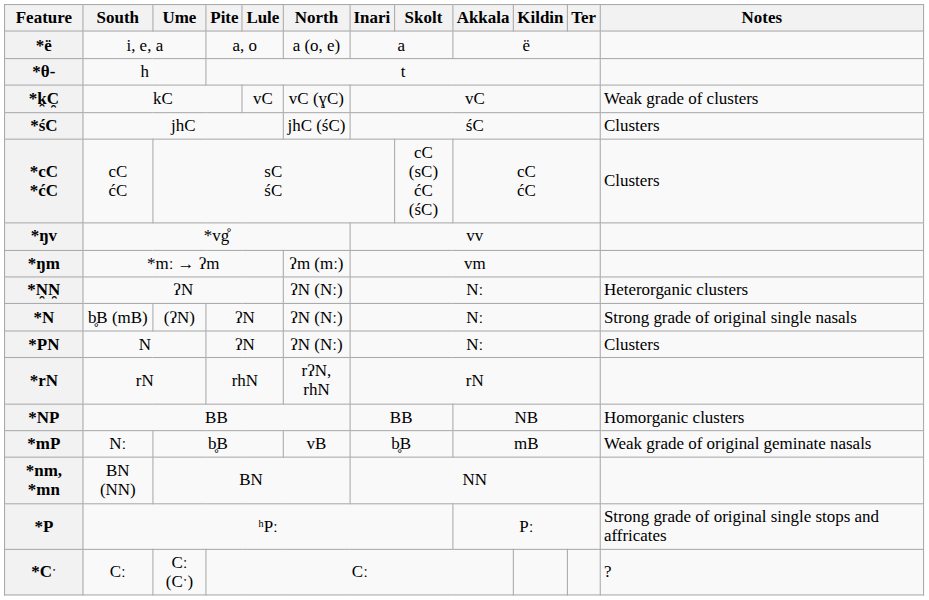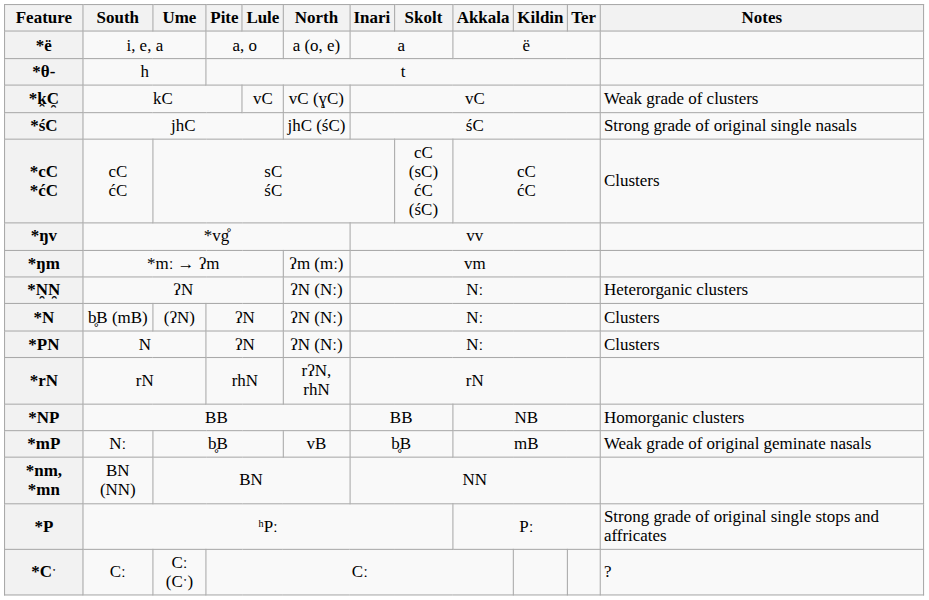(632, 125) Clusters -> (730, 125) Strong grade of original single nasals
(730, 317) Strong grade of original single nasals -> (632, 317) Clusters
